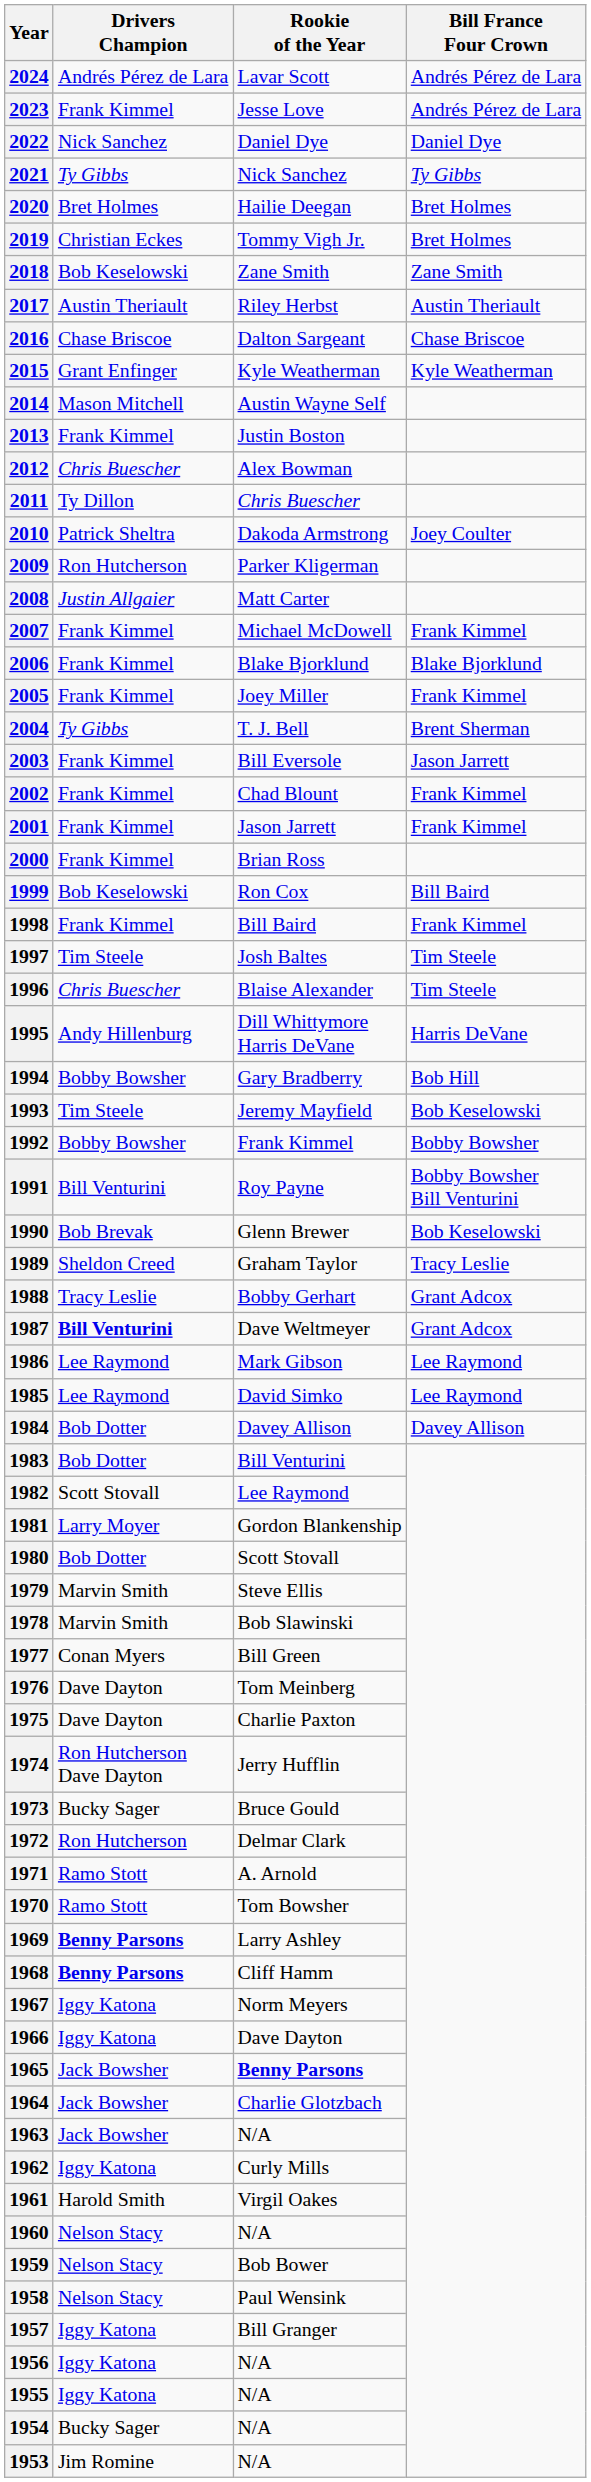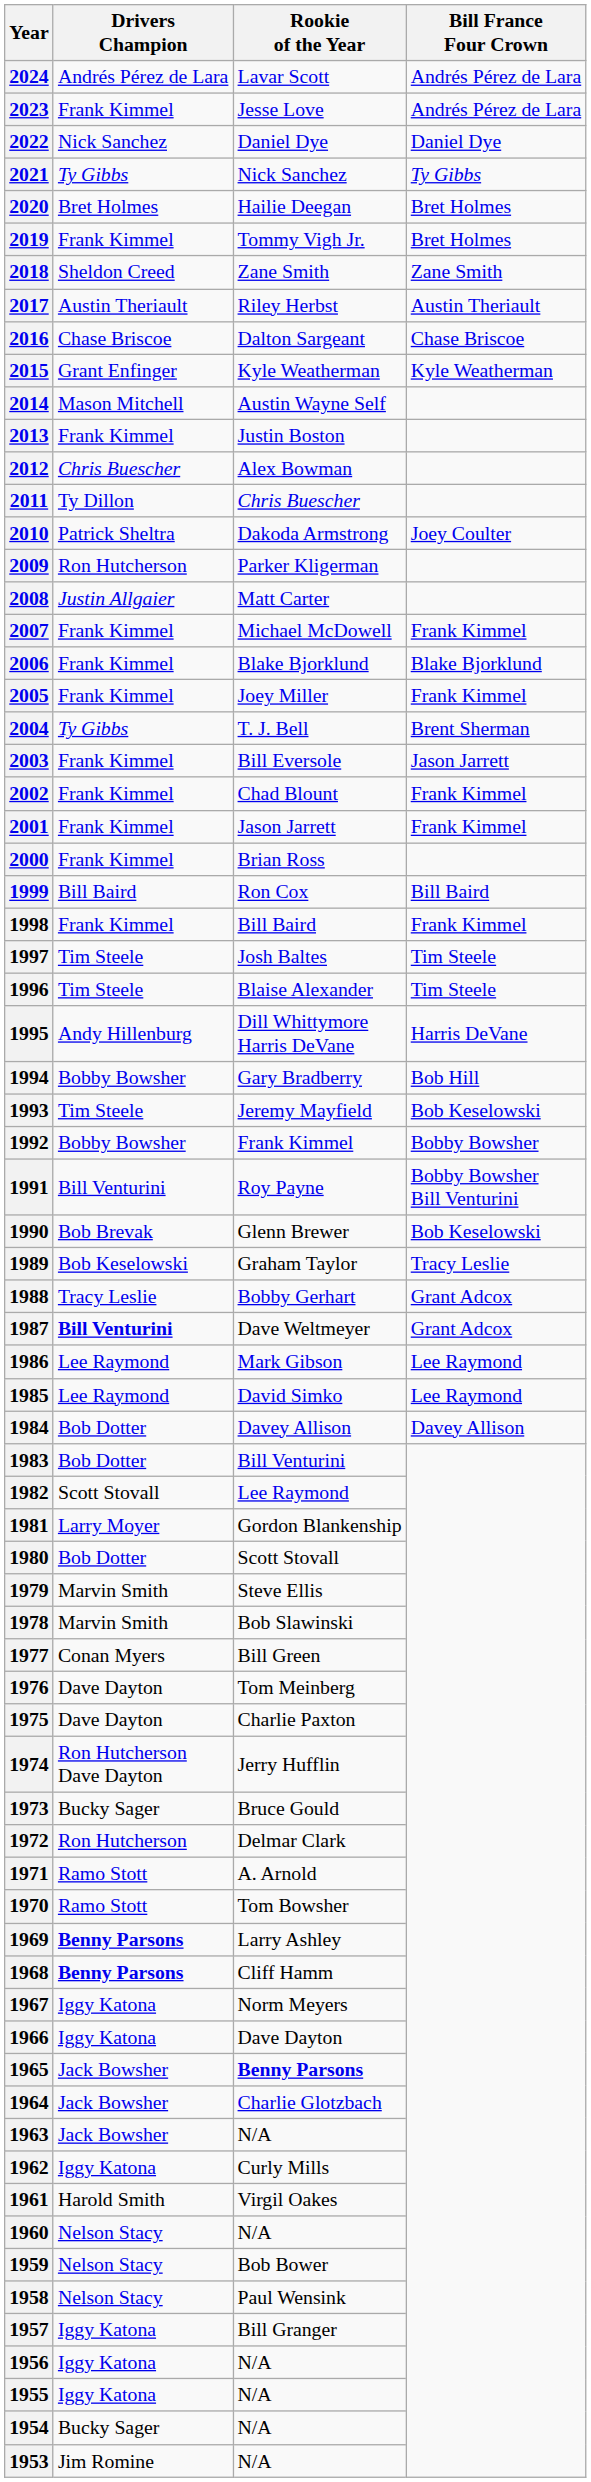(120, 239) Christian Eckes -> (116, 239) Frank Kimmel
(123, 272) Bob Keselowski -> (116, 272) Sheldon Creed
(123, 891) Bob Keselowski -> (97, 891) Bill Baird
(119, 989) Chris Buescher -> (101, 989) Tim Steele
(116, 1264) Sheldon Creed -> (123, 1264) Bob Keselowski
